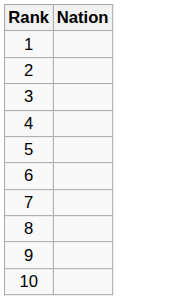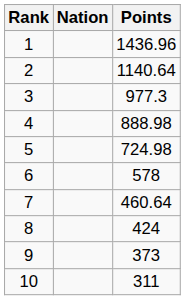+ column: (146, 17)
